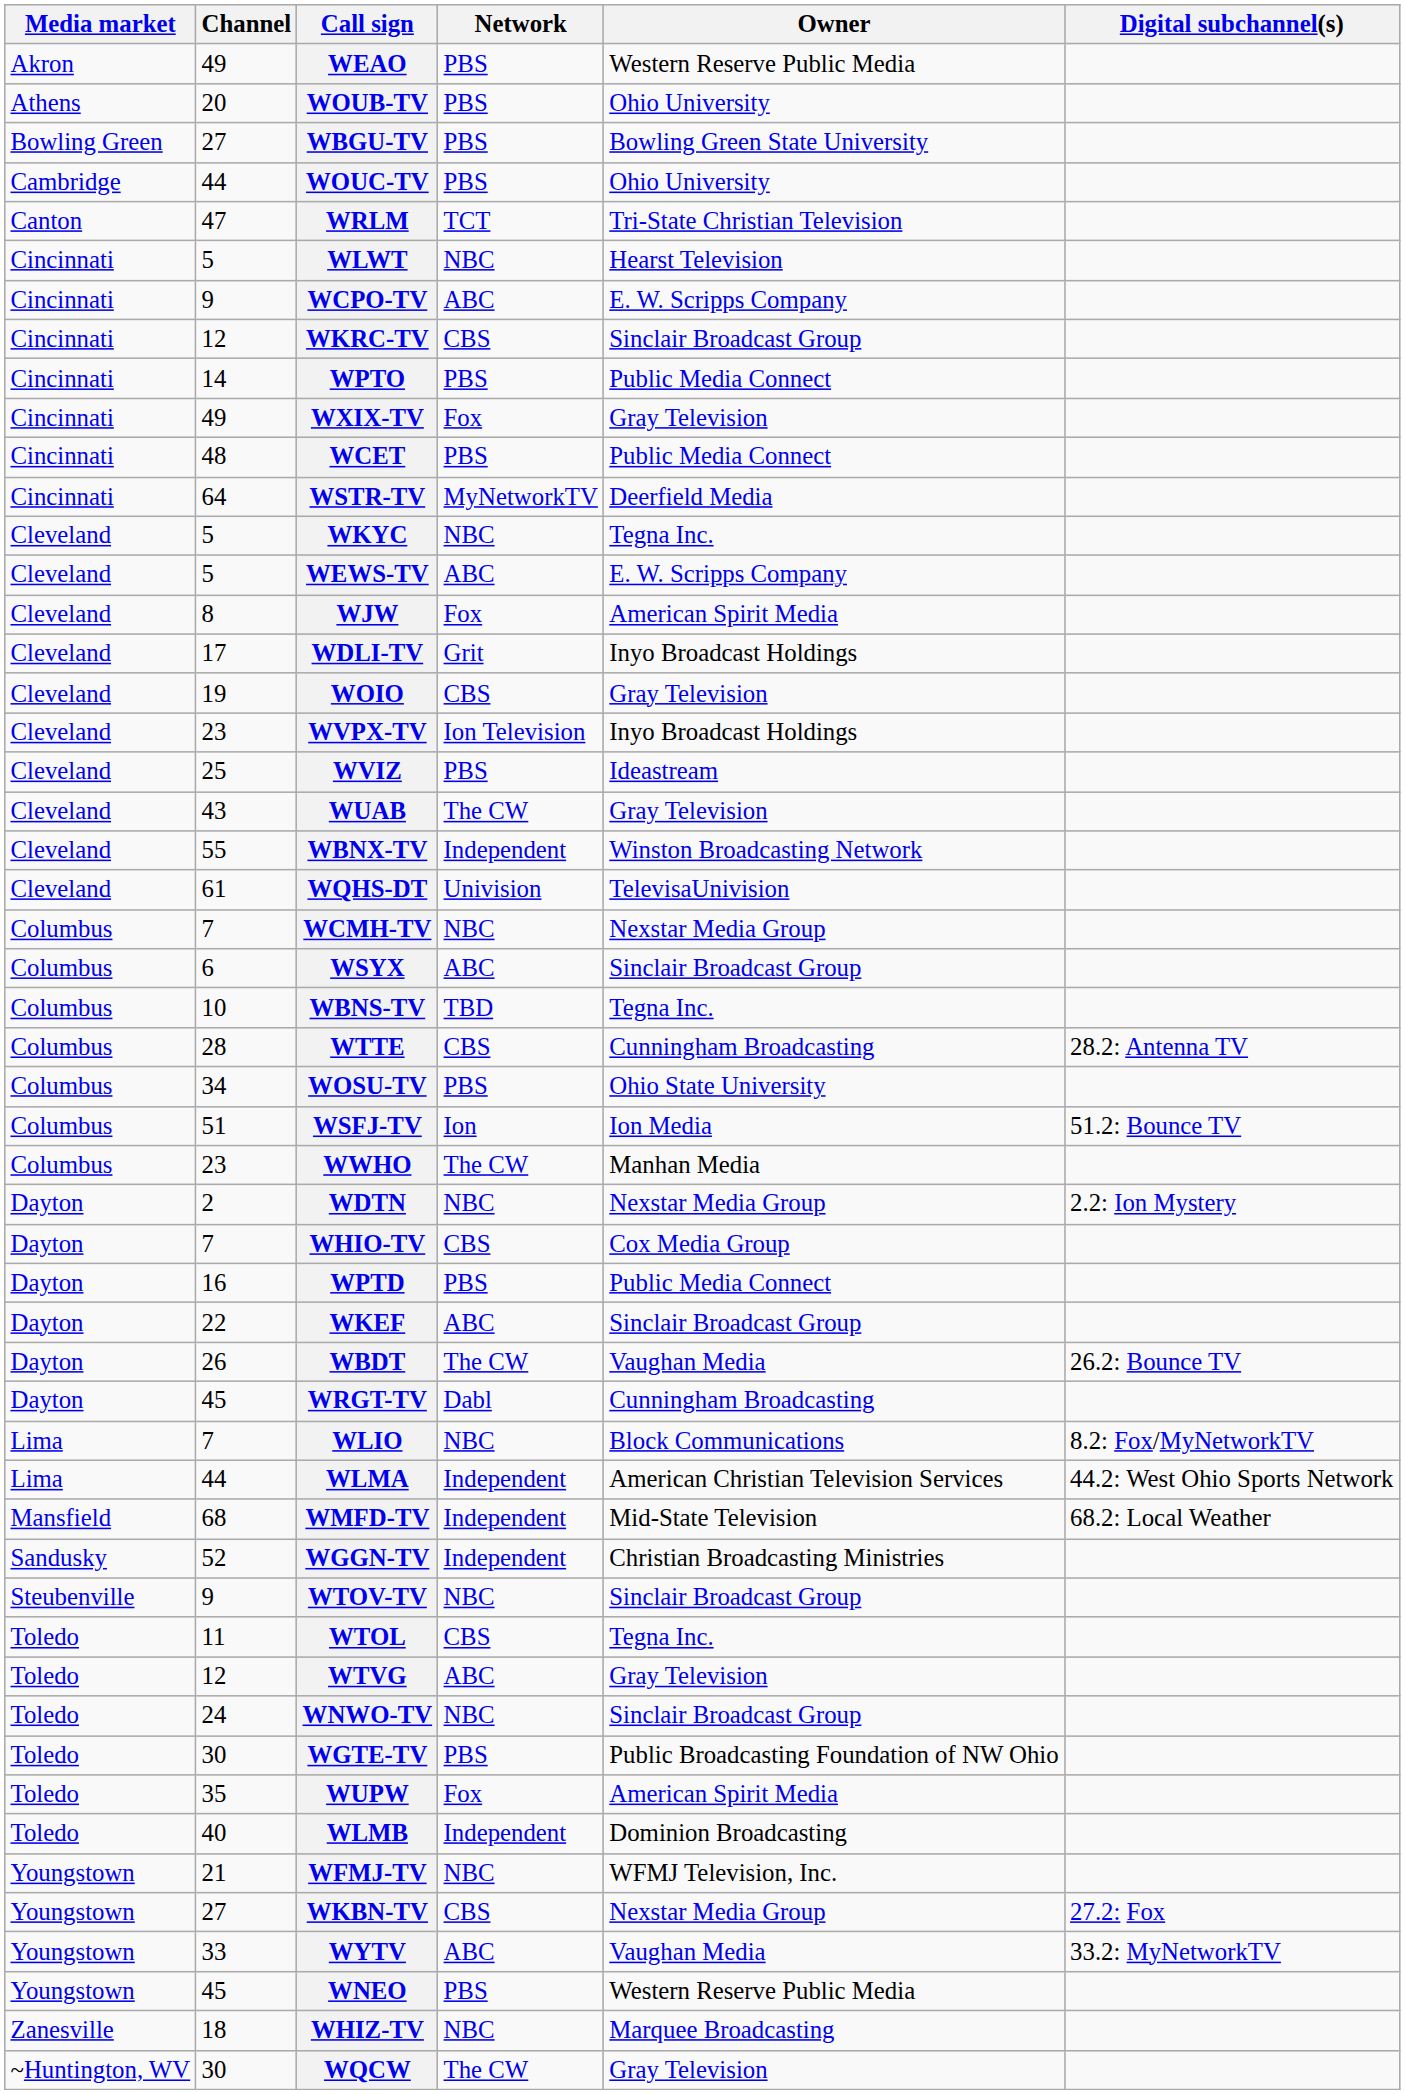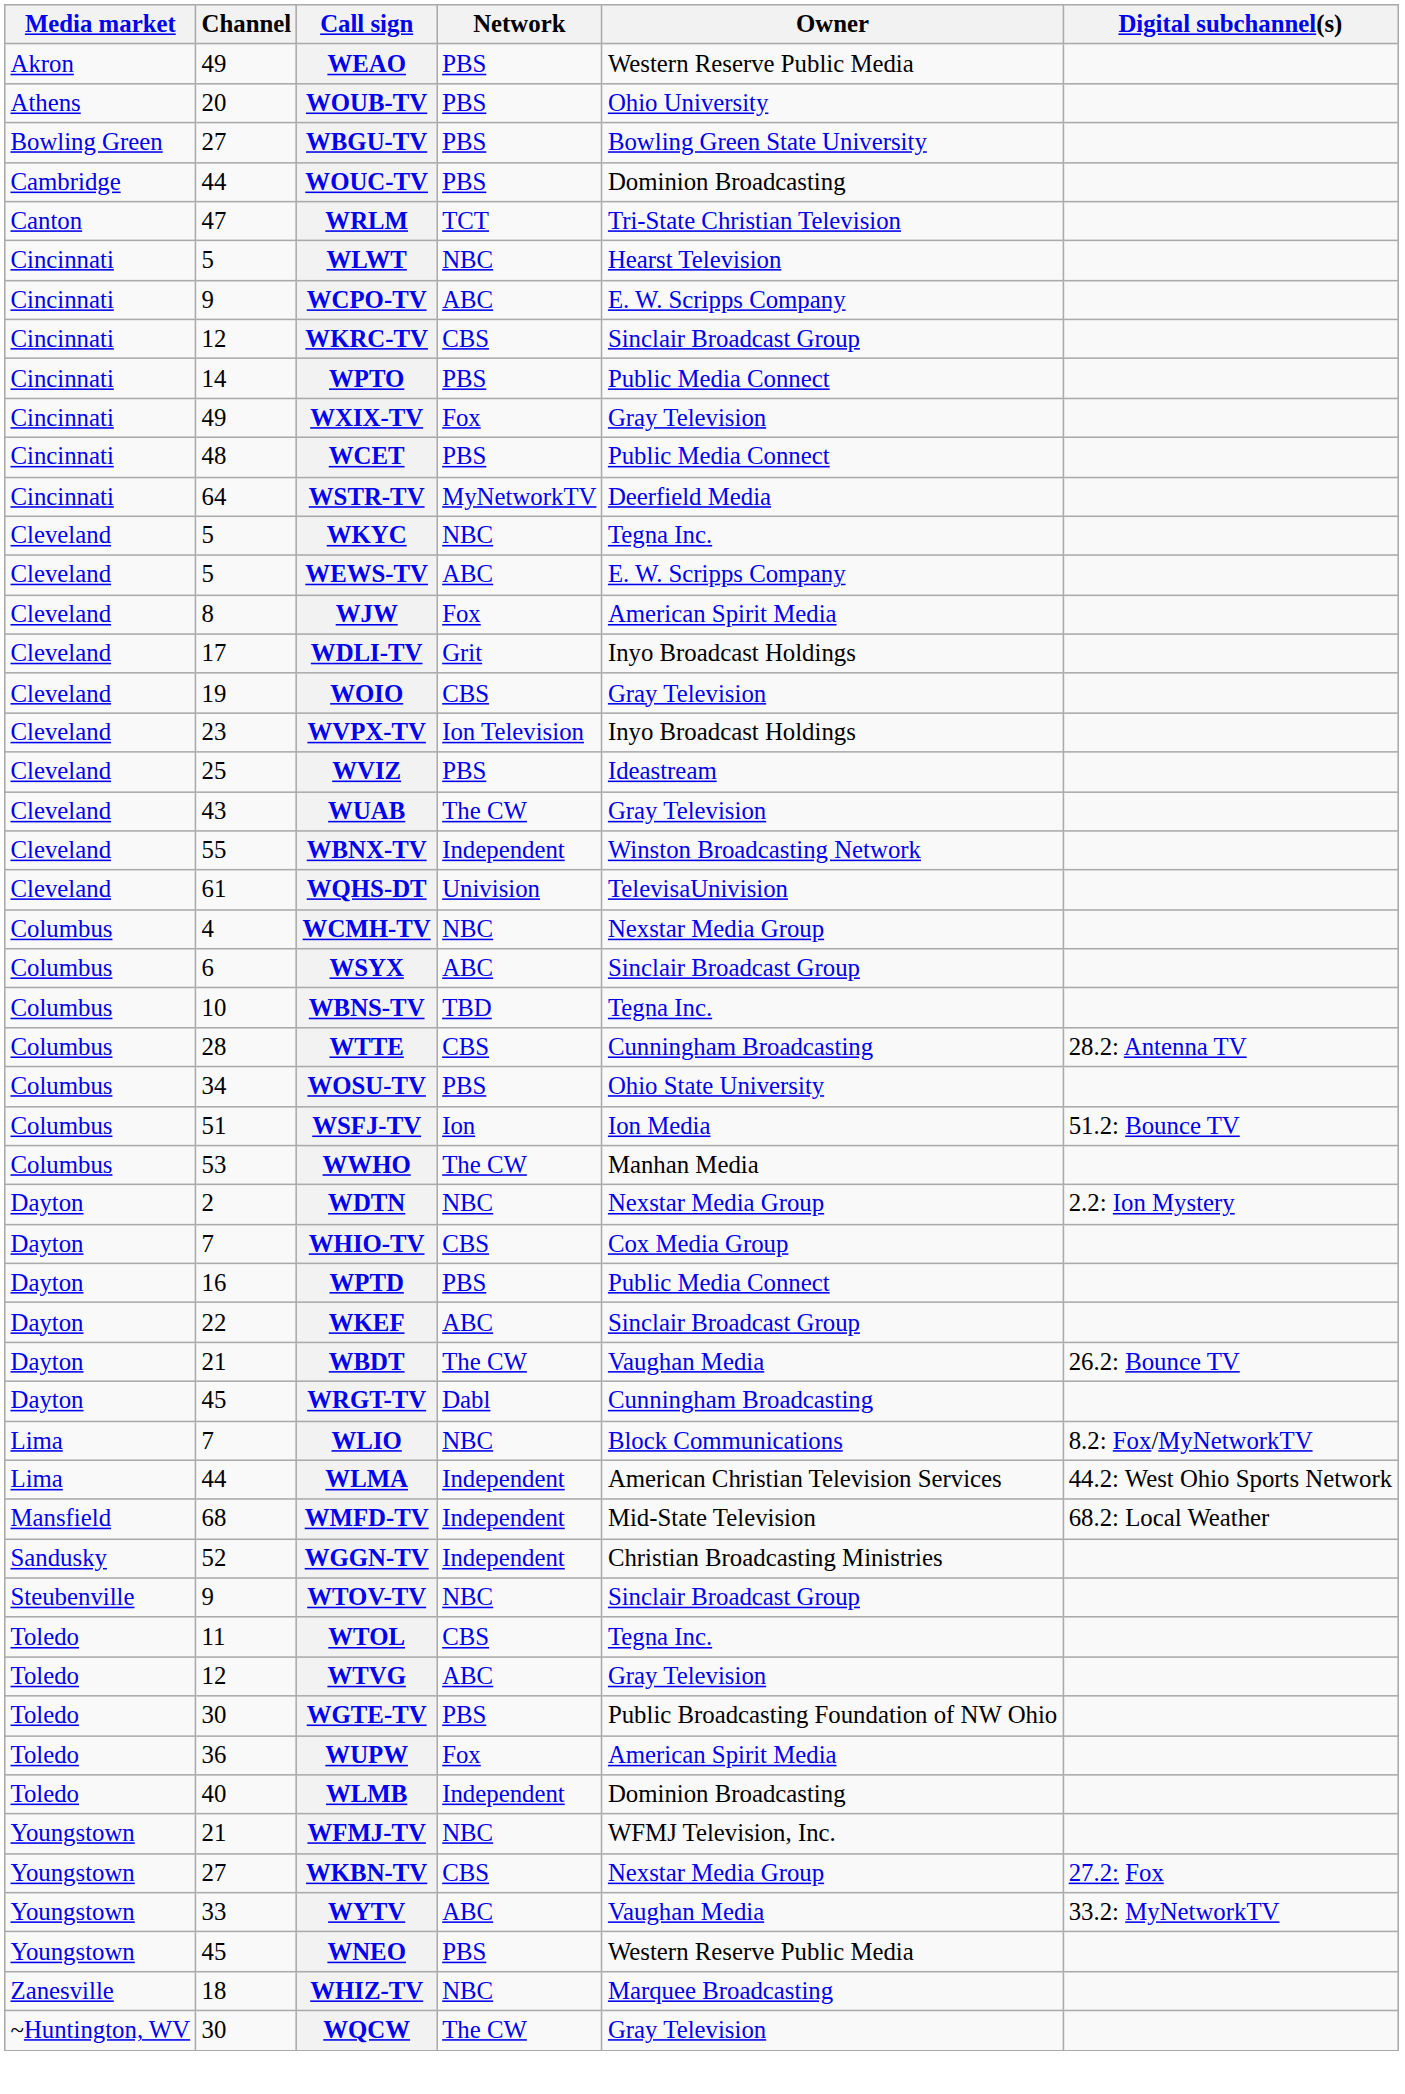(690, 181) Ohio University -> (727, 181) Dominion Broadcasting
(208, 928) 7 -> (208, 928) 4
(214, 1164) 23 -> (214, 1164) 53
(214, 1361) 26 -> (214, 1361) 21
- row: (367, 1715)
(214, 1794) 35 -> (214, 1754) 36
